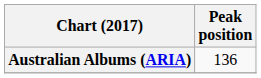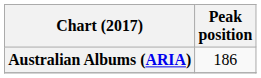(225, 60) 136 -> (225, 60) 186
